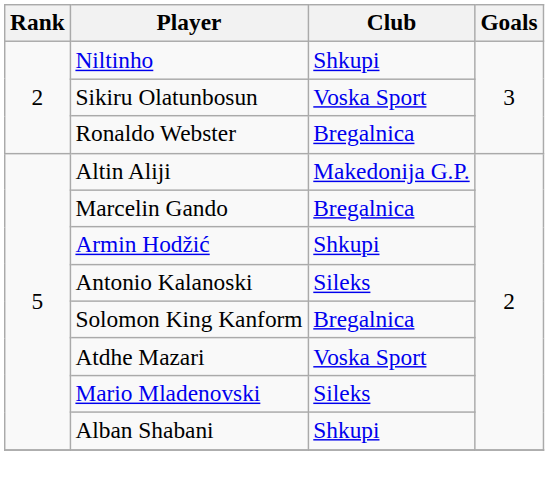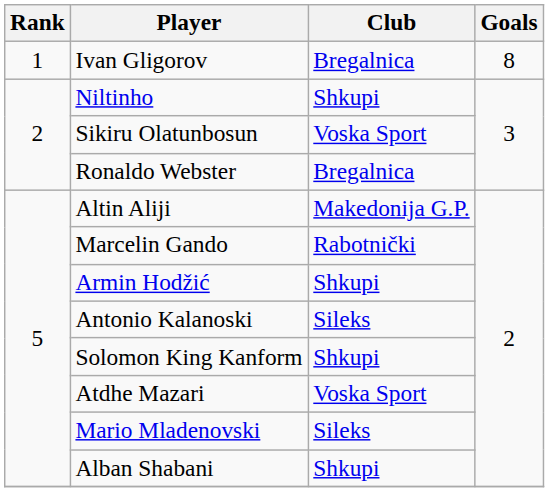+ row: (141, 60)
(364, 208) Bregalnica -> (365, 245) Rabotnički
(364, 319) Bregalnica -> (346, 356) Shkupi
